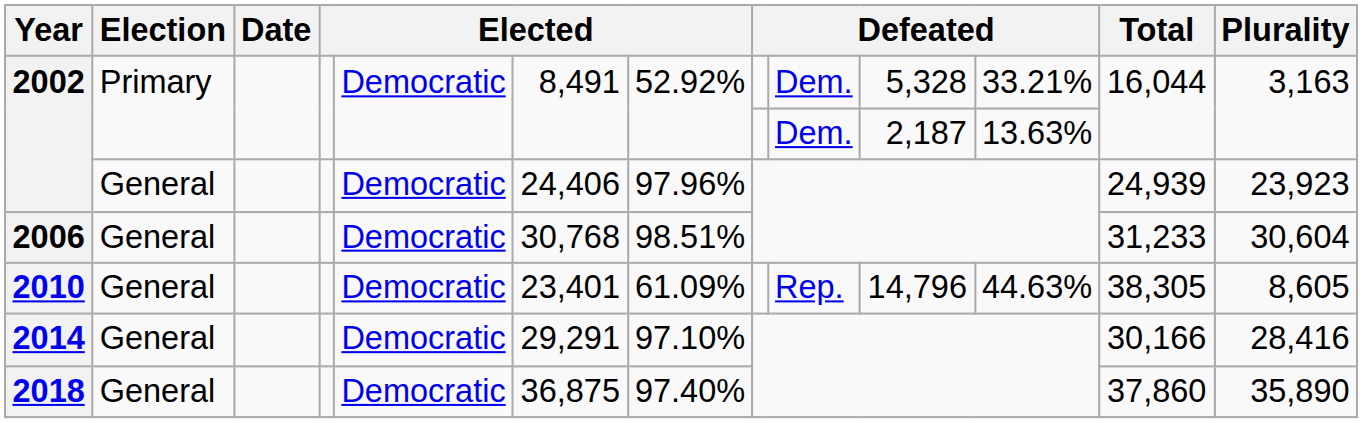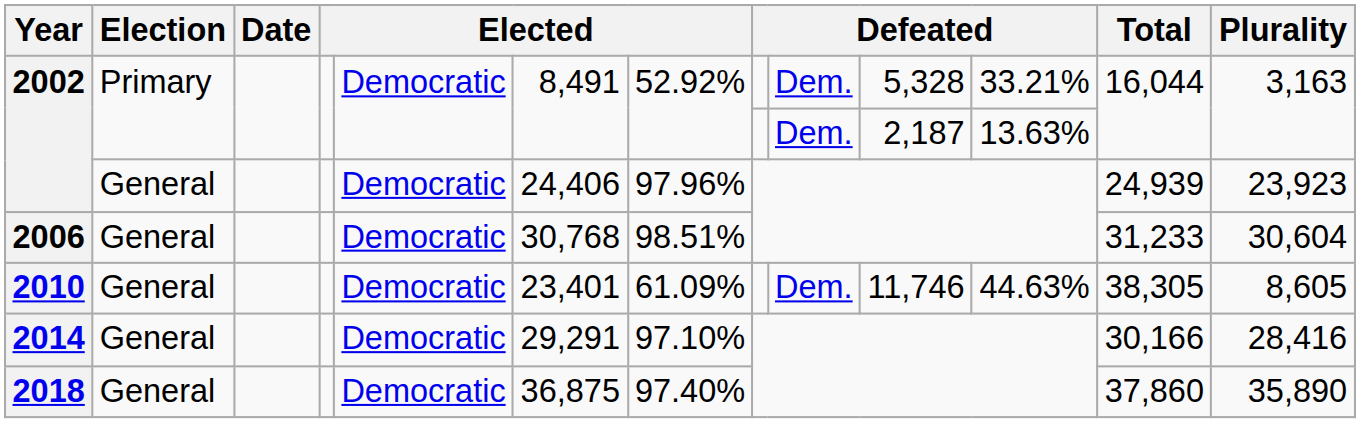(809, 287) Rep. -> (814, 287) Dem.
(917, 287) 14,796 -> (916, 287) 11,746
